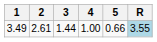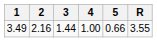(41, 28) 2.61 -> (41, 28) 2.16
(140, 28) lightblue background -> (140, 28) no background
